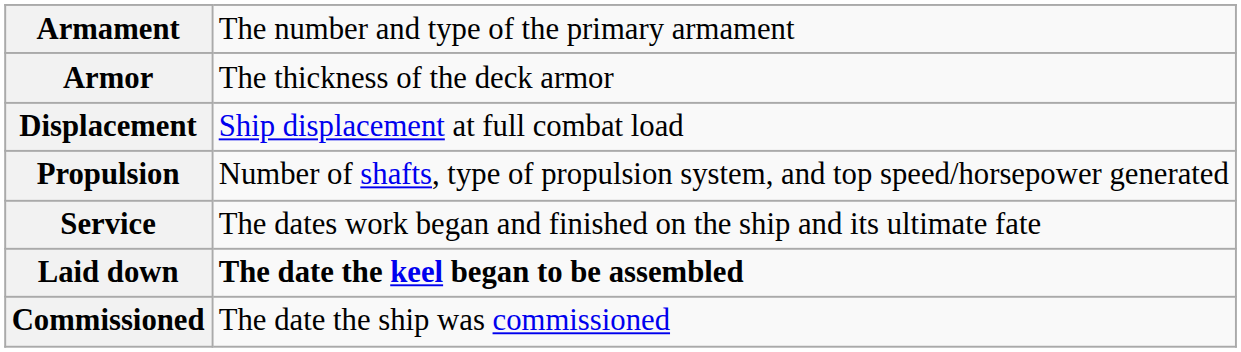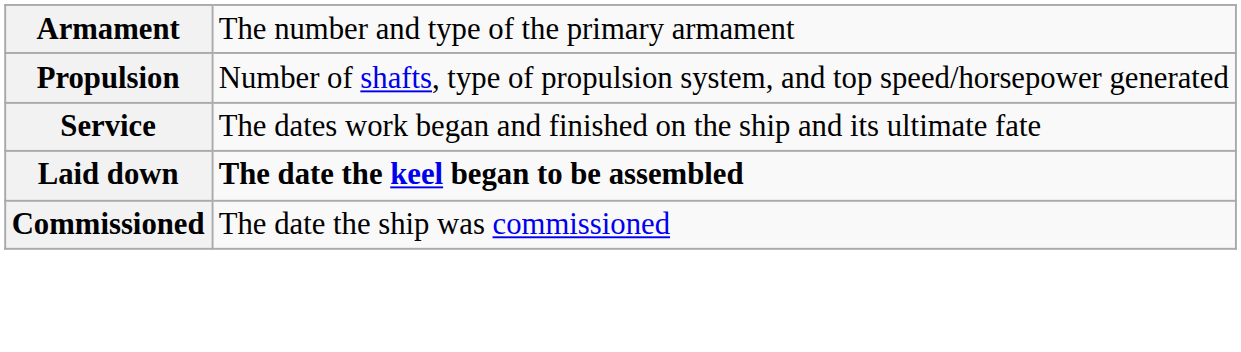- row: (108, 77)
- row: (108, 126)
